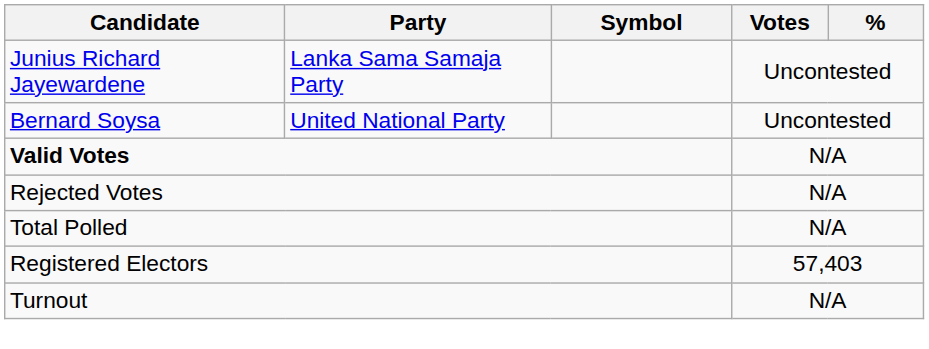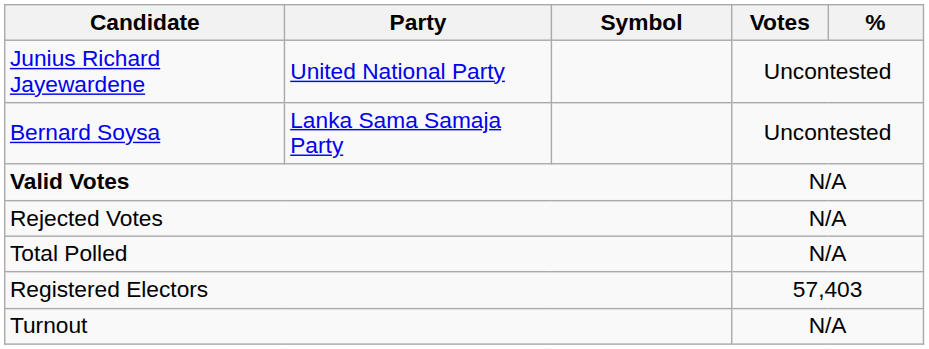(396, 71) Lanka Sama Samaja Party -> (398, 71) United National Party
(398, 120) United National Party -> (396, 132) Lanka Sama Samaja Party
